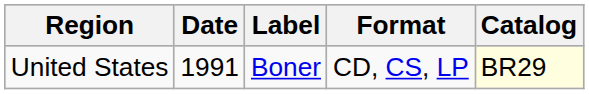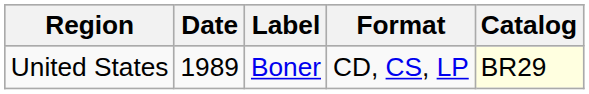(210, 66) 1991 -> (210, 66) 1989
